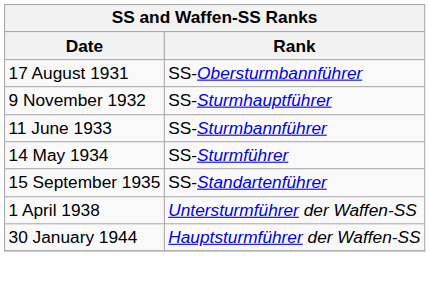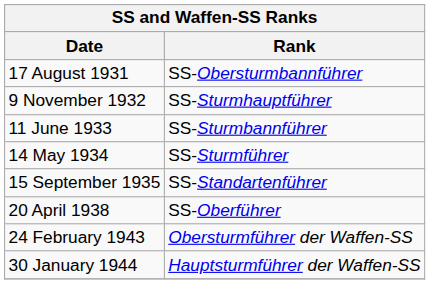- row: (54, 210)
+ row: (59, 210)
+ row: (77, 237)
